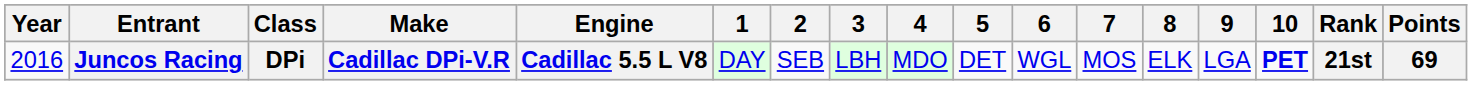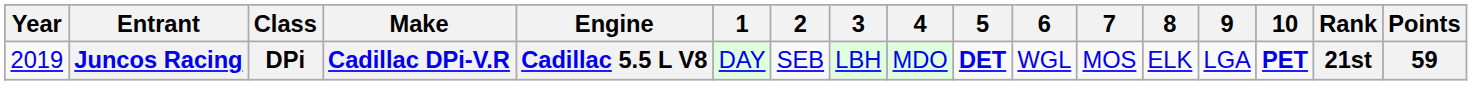(37, 60) 2016 -> (37, 60) 2019
(983, 60) normal -> (983, 60) bold
(1424, 60) 69 -> (1424, 60) 59
